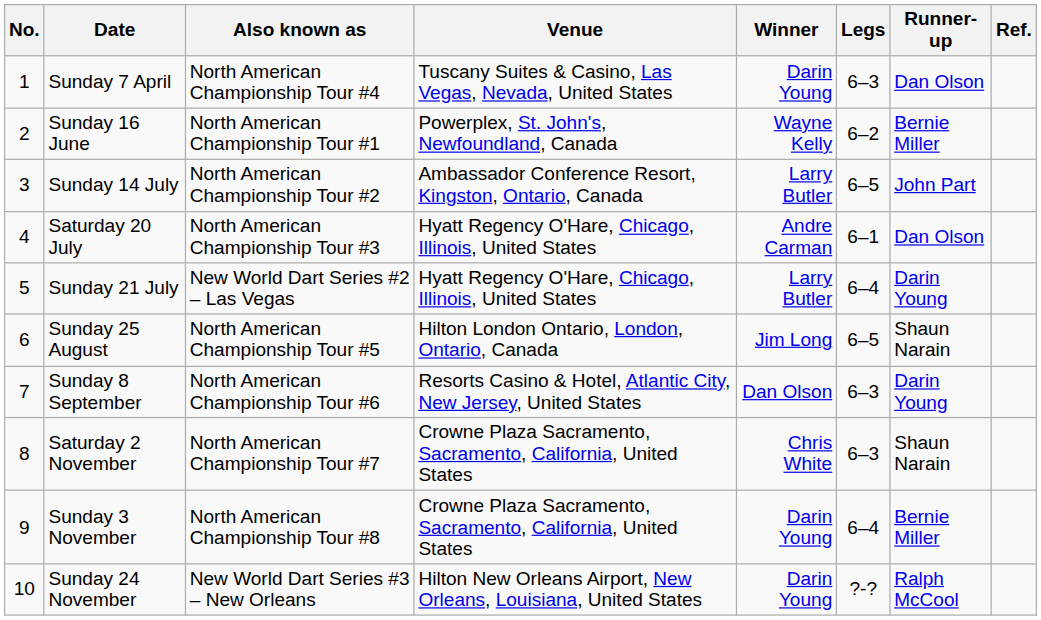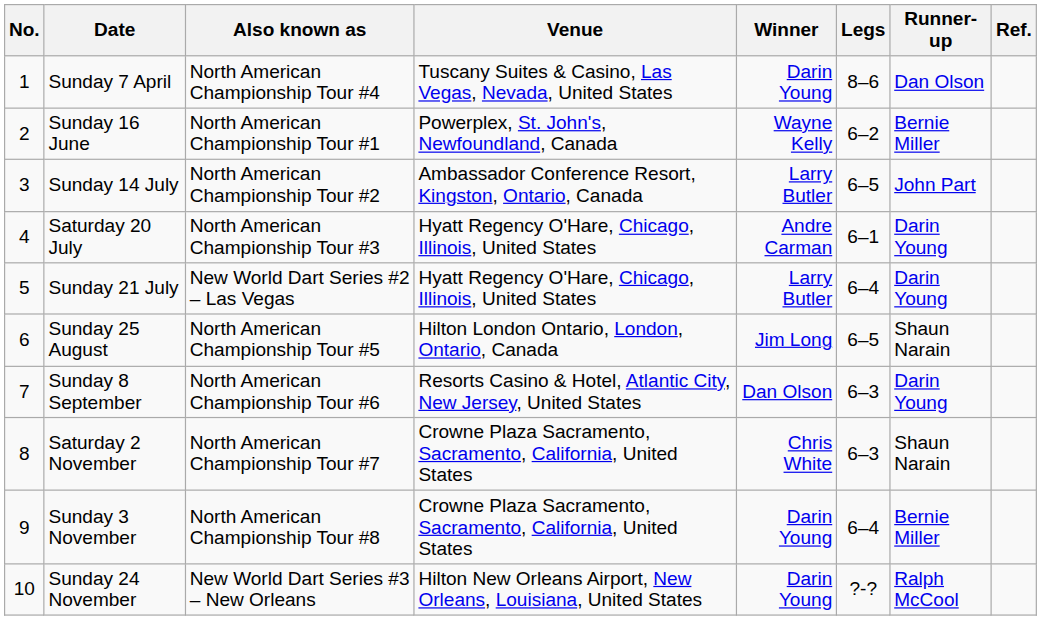(863, 81) 6–3 -> (863, 81) 8–6
(939, 236) Dan Olson -> (921, 236) Darin Young
